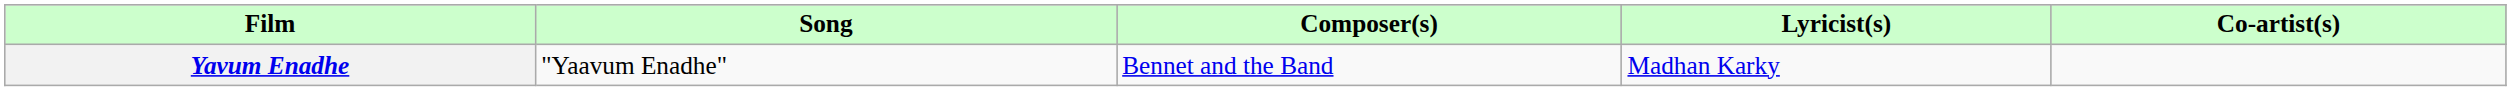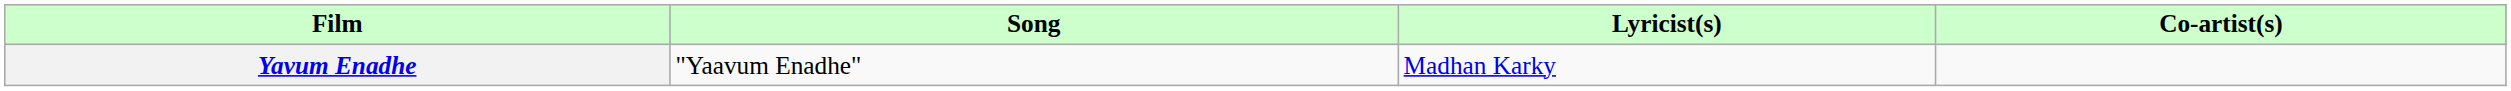- column: (1369, 24)
